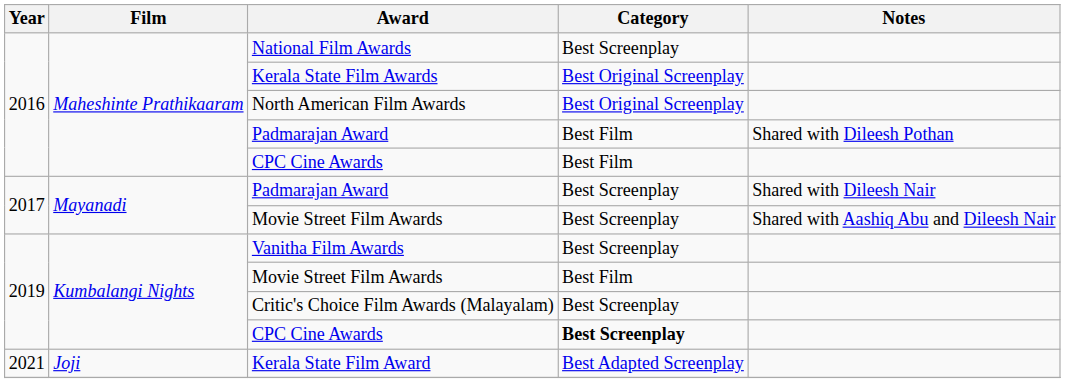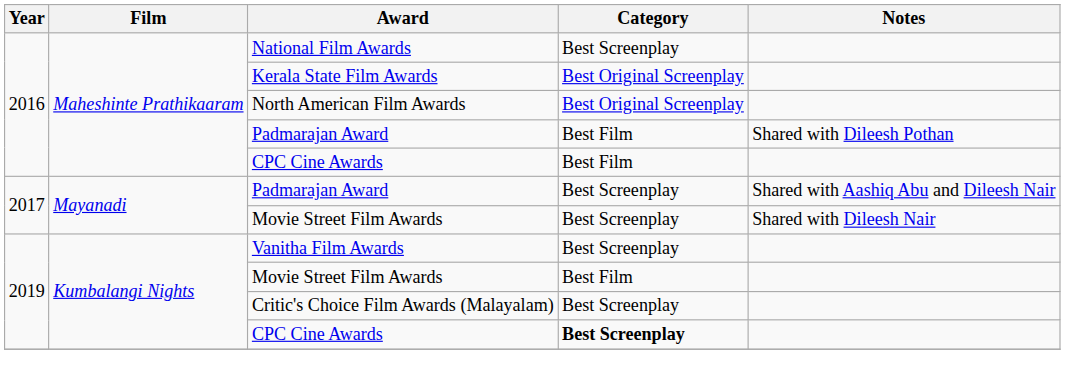(844, 190) Shared with Dileesh Nair -> (904, 190) Shared with Aashiq Abu and Dileesh Nair
(904, 219) Shared with Aashiq Abu and Dileesh Nair -> (844, 219) Shared with Dileesh Nair
- row: (27, 362)
